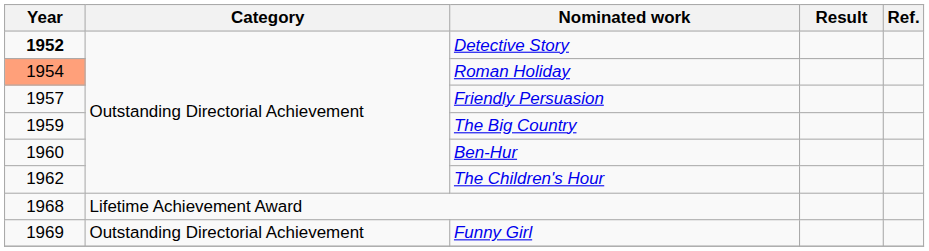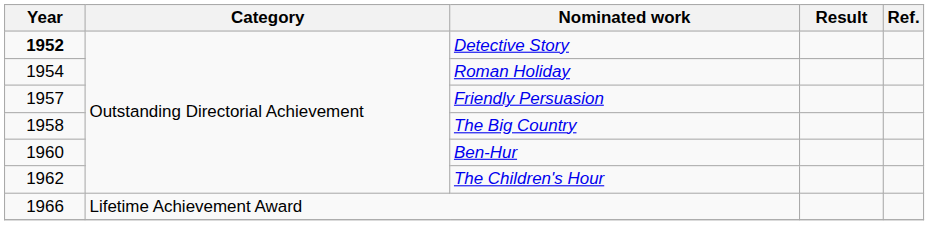(45, 71) lightsalmon background -> (45, 71) no background
(45, 125) 1959 -> (45, 125) 1958
(45, 206) 1968 -> (45, 206) 1966
- row: (493, 233)
